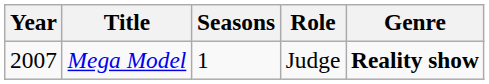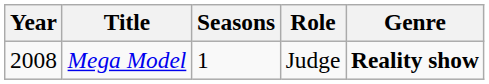(33, 60) 2007 -> (33, 60) 2008
